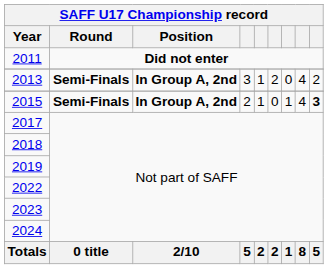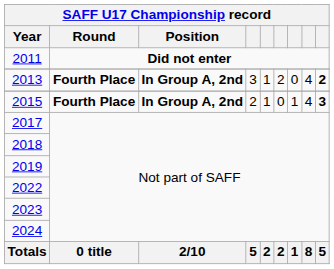(91, 79) Semi-Finals -> (94, 79) Fourth Place
(316, 79) normal -> (322, 79) bold
(91, 101) Semi-Finals -> (94, 101) Fourth Place
